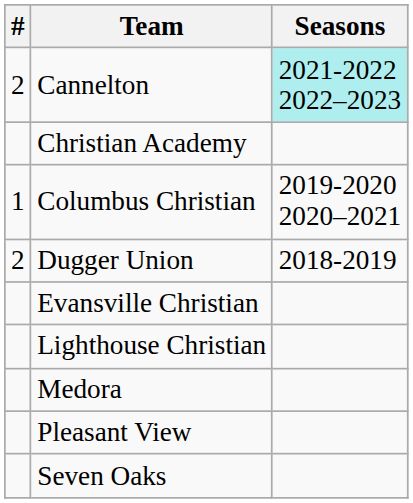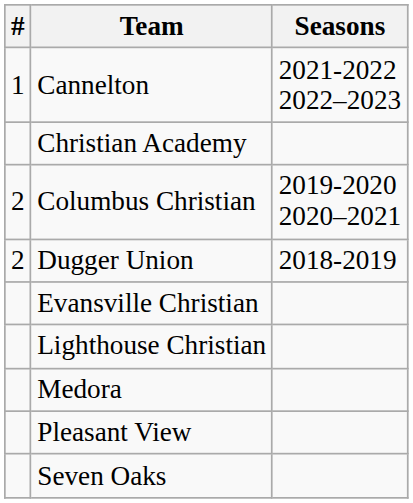(18, 84) 2 -> (18, 84) 1
(340, 84) paleturquoise background -> (340, 84) no background
(18, 201) 1 -> (18, 201) 2
